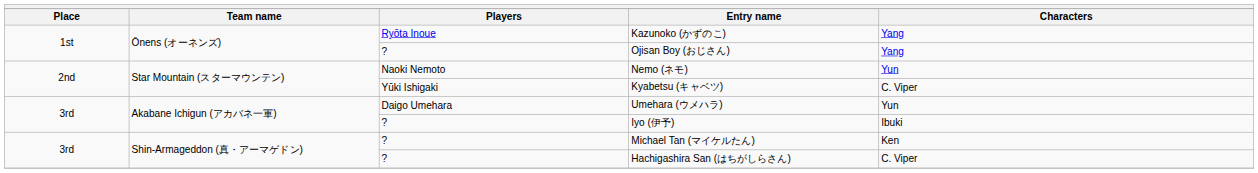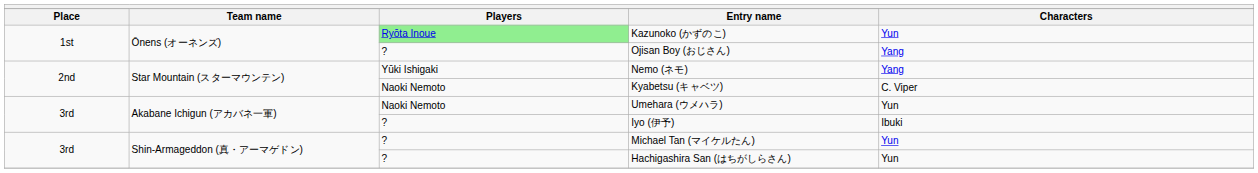(409, 34) no background -> (409, 34) lightgreen background
(893, 34) Yang -> (890, 34) Yun
(413, 69) Naoki Nemoto -> (410, 69) Yūki Ishigaki
(890, 69) Yun -> (893, 69) Yang
(410, 87) Yūki Ishigaki -> (413, 87) Naoki Nemoto
(417, 105) Daigo Umehara -> (413, 105) Naoki Nemoto
(890, 141) Ken -> (890, 141) Yun
(899, 159) C. Viper -> (890, 159) Yun
